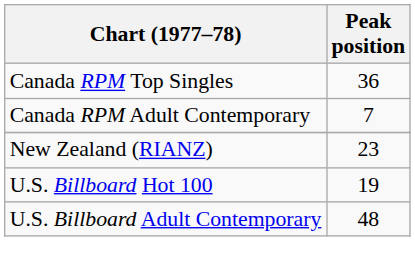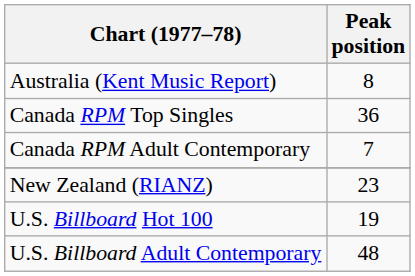+ row: (143, 80)
